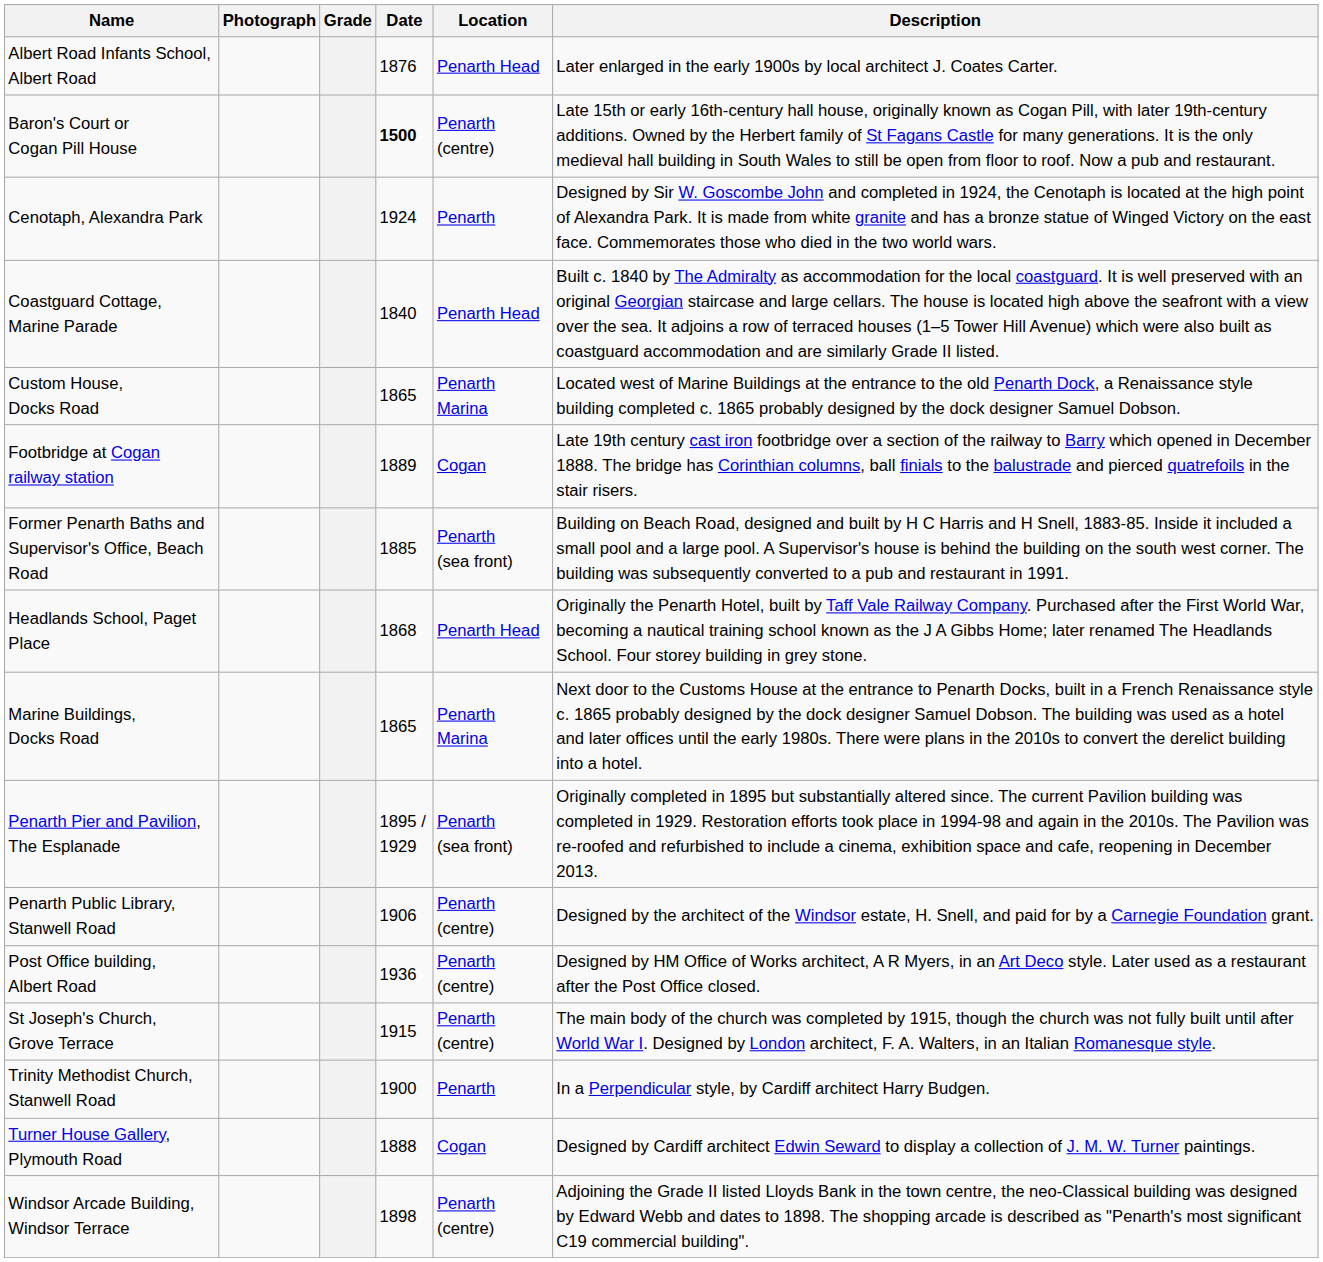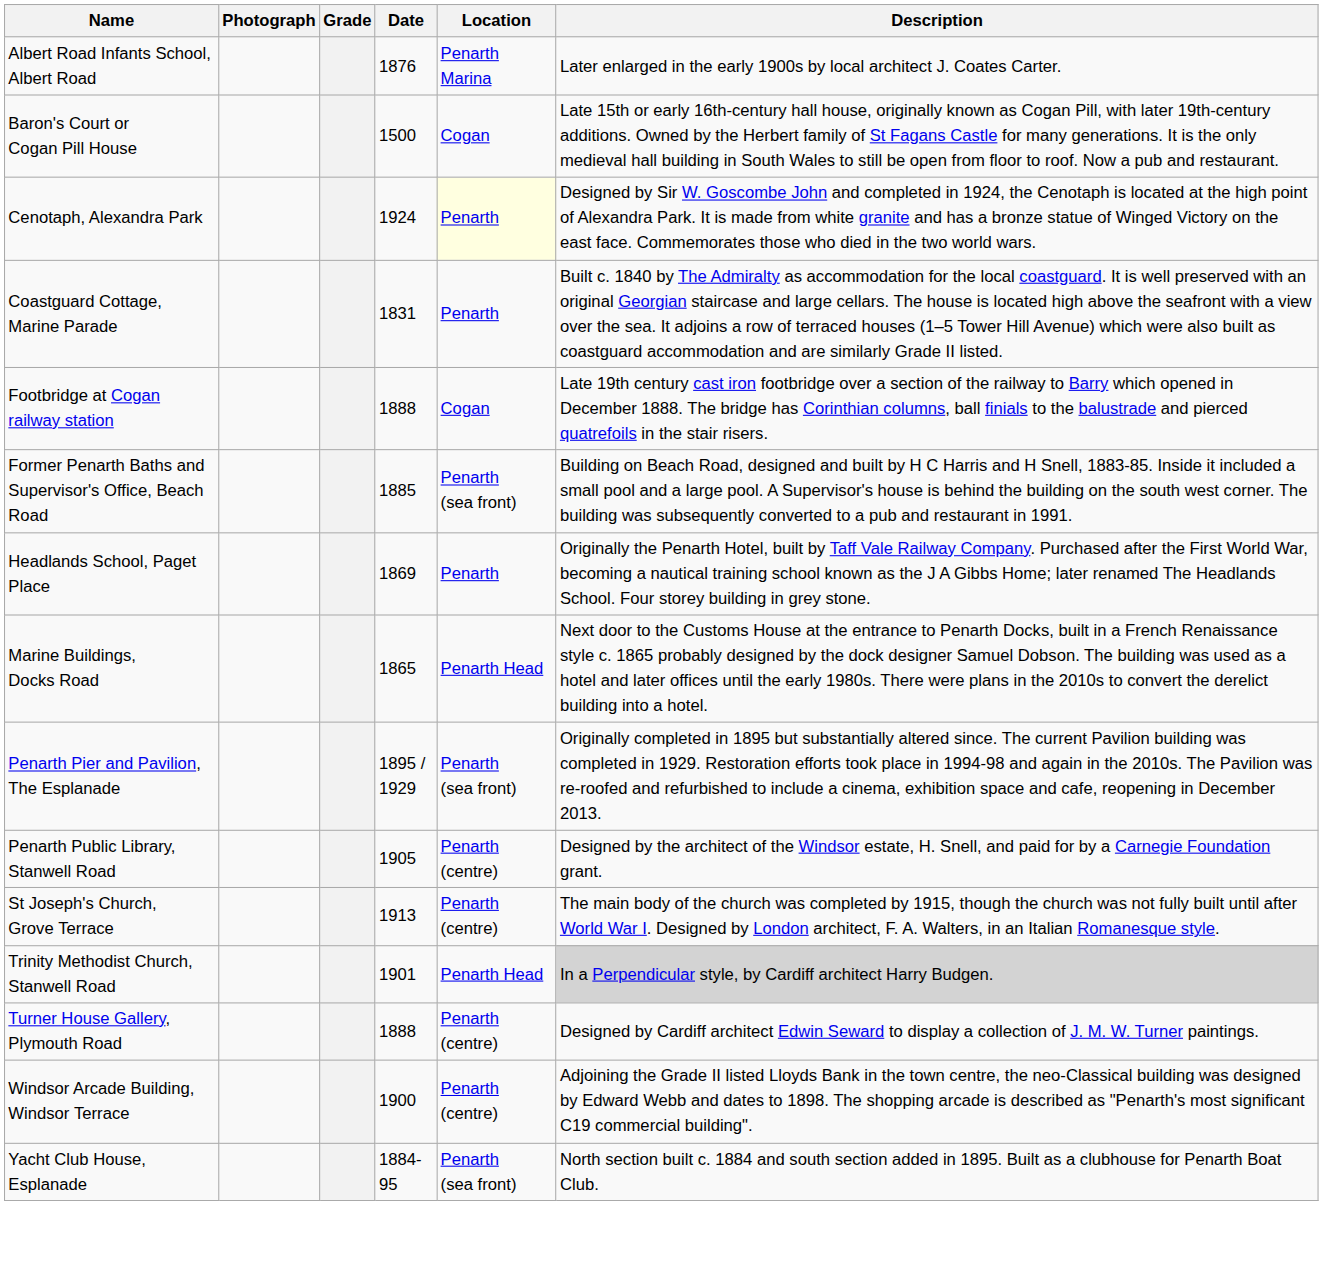(488, 65) Penarth Head -> (470, 65) Penarth Marina
(398, 135) bold -> (398, 135) normal
(466, 135) Penarth (centre) -> (465, 135) Cogan
(466, 218) no background -> (470, 218) lightyellow background
(398, 313) 1840 -> (398, 313) 1831
(488, 313) Penarth Head -> (470, 313) Penarth
- row: (66, 396)
(398, 466) 1889 -> (398, 408) 1888
(398, 631) 1868 -> (398, 573) 1869
(488, 631) Penarth Head -> (470, 573) Penarth
(466, 726) Penarth Marina -> (492, 668) Penarth Head
(398, 916) 1906 -> (398, 858) 1905
- row: (82, 973)
(398, 1031) 1915 -> (398, 916) 1913
(398, 1089) 1900 -> (398, 973) 1901
(466, 1089) Penarth -> (492, 973) Penarth Head
(773, 1089) no background -> (777, 973) lightgrey background
(461, 1146) Cogan -> (470, 1031) Penarth (centre)
(398, 1216) 1898 -> (398, 1101) 1900
+ row: (77, 1171)
